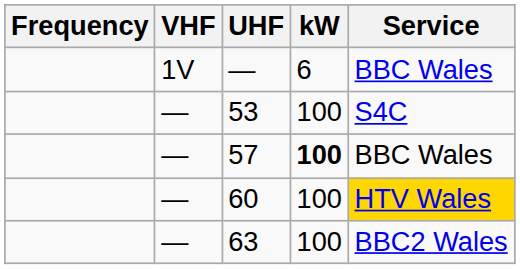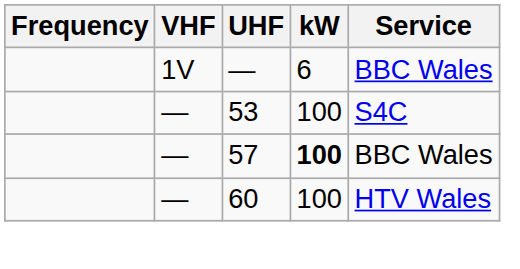(423, 198) gold background -> (423, 198) no background
- row: (243, 241)
